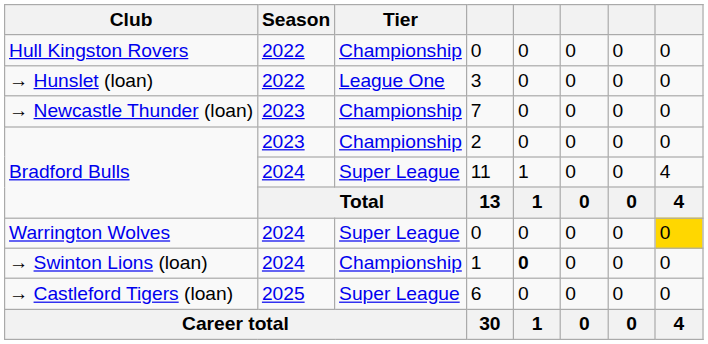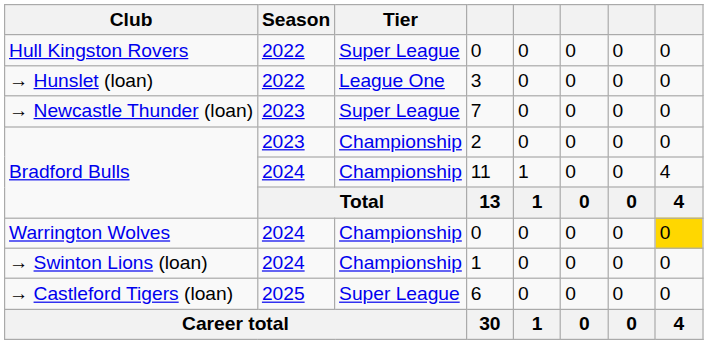(400, 50) Championship -> (399, 50) Super League
(400, 111) Championship -> (399, 111) Super League
(399, 171) Super League -> (400, 171) Championship
(399, 232) Super League -> (400, 232) Championship
(523, 263) bold -> (523, 263) normal
